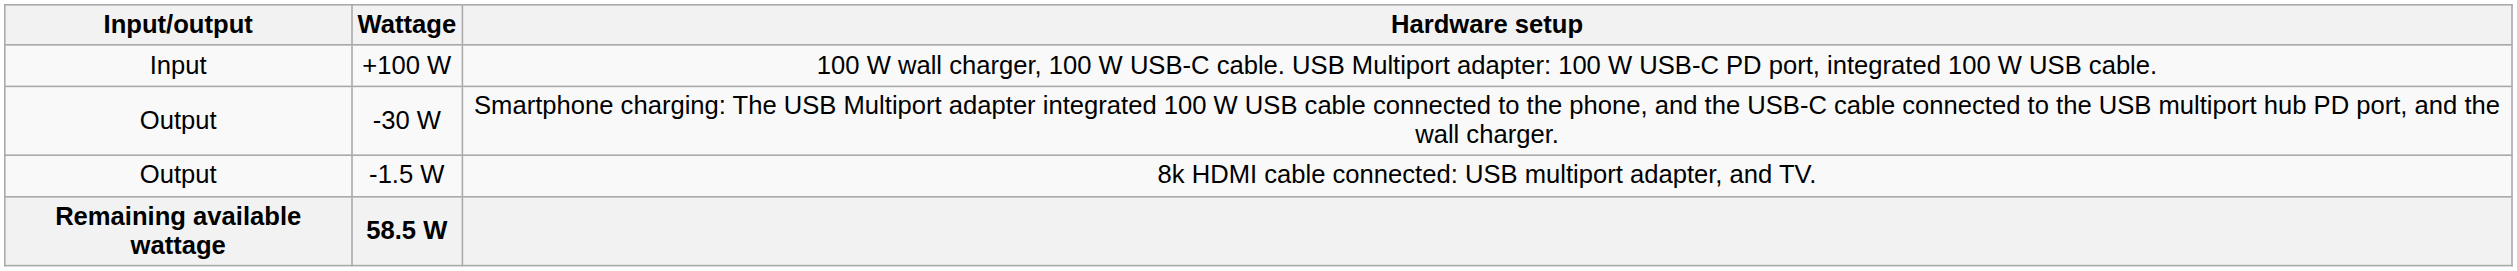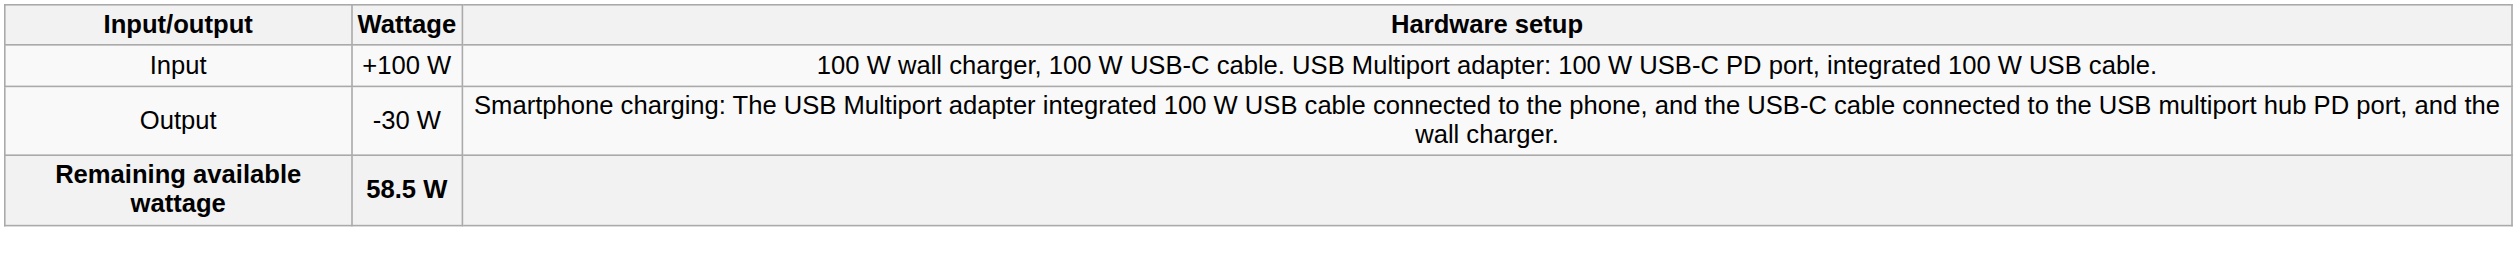- row: (1487, 175)
